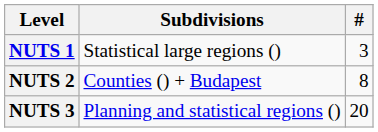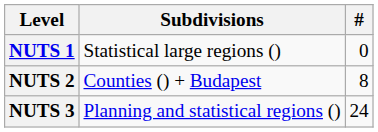(364, 50) 3 -> (364, 50) 0
(359, 111) 20 -> (359, 111) 24
